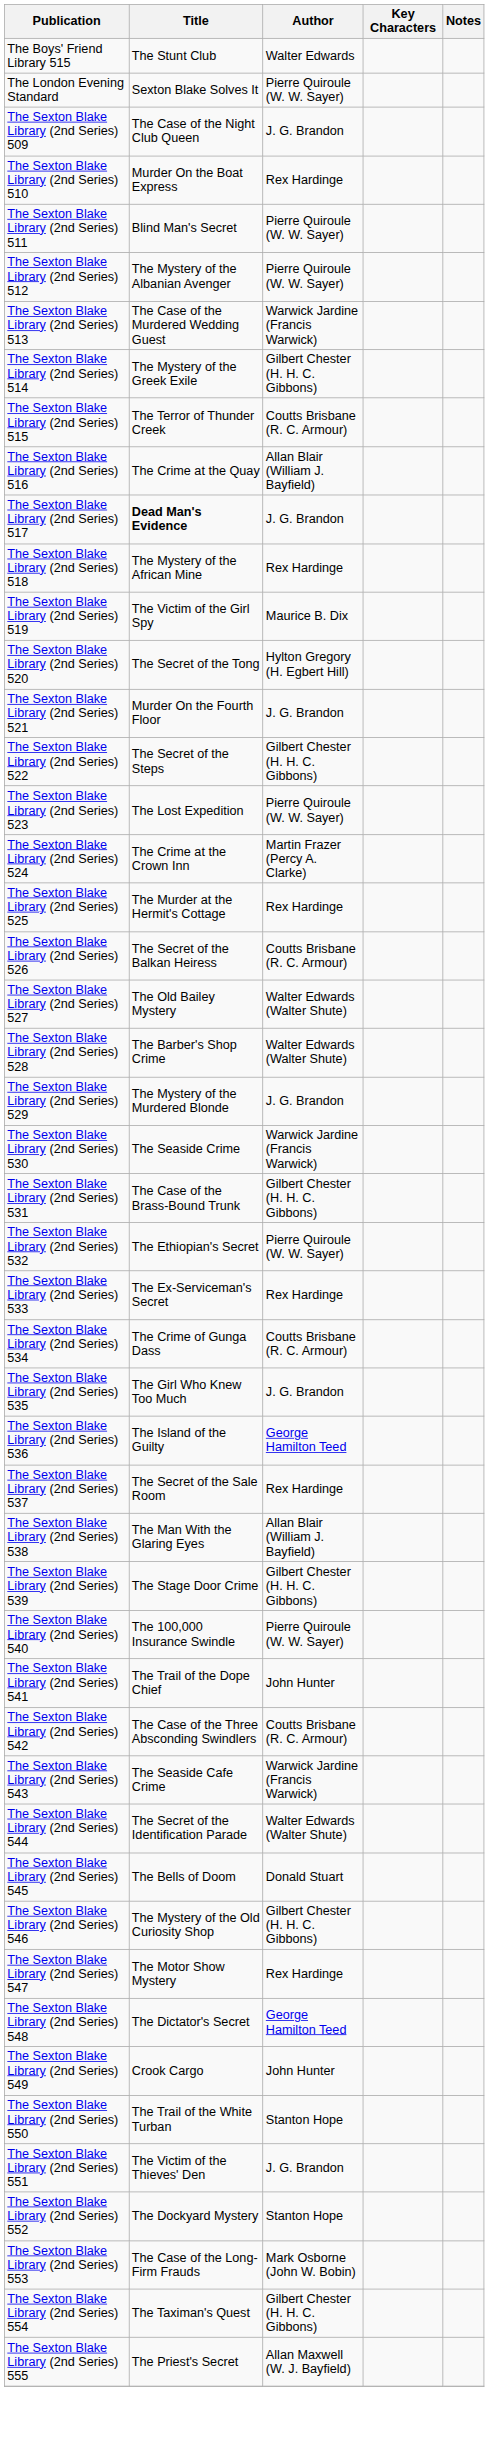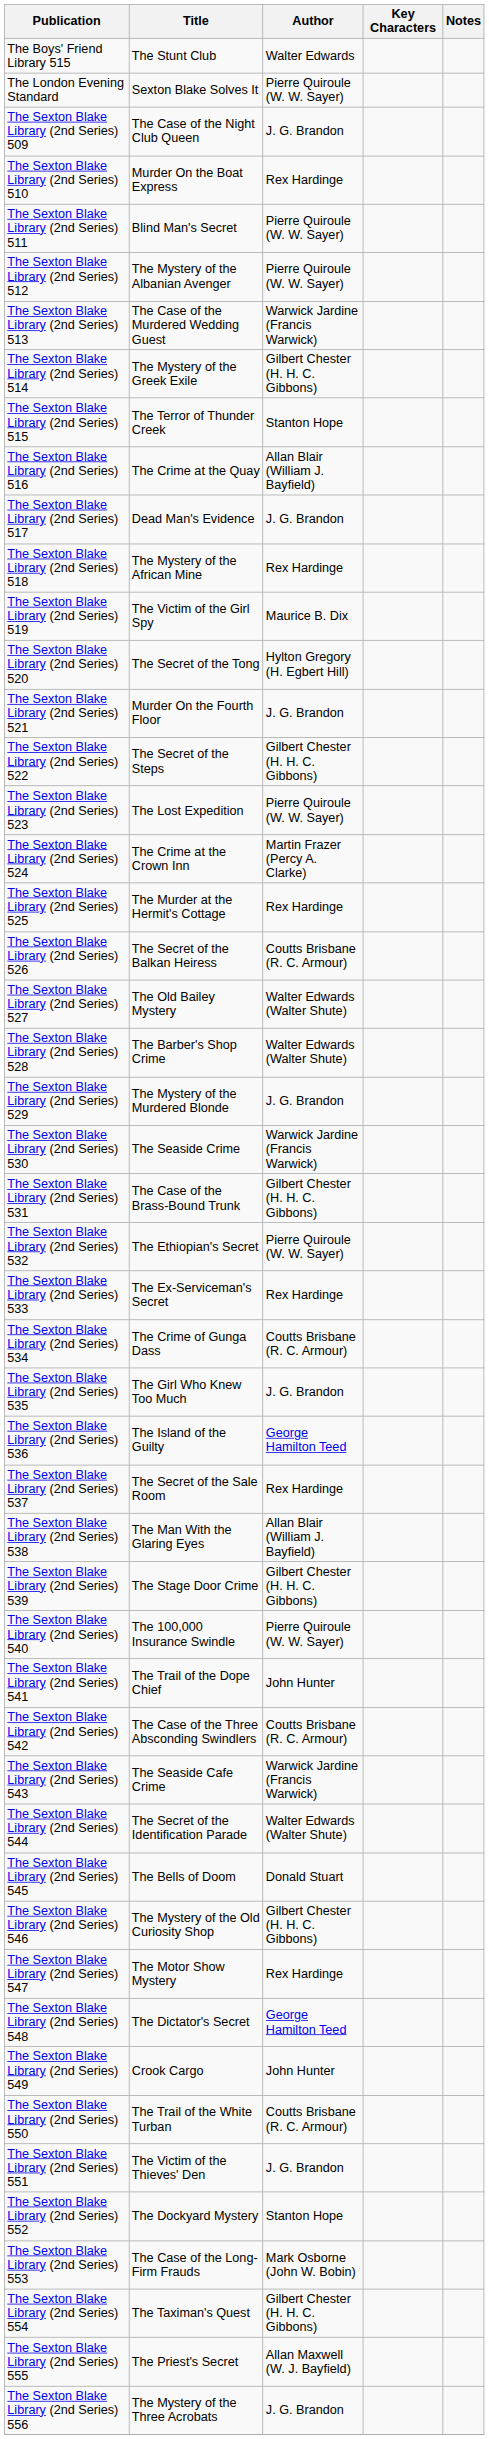(311, 422) Coutts Brisbane (R. C. Armour) -> (305, 422) Stanton Hope
(167, 519) bold -> (193, 519) normal
(305, 2119) Stanton Hope -> (311, 2119) Coutts Brisbane (R. C. Armour)
+ row: (63, 2410)
